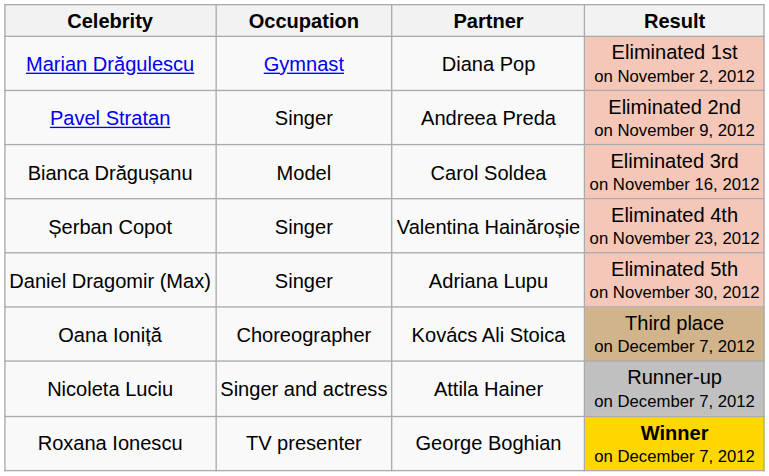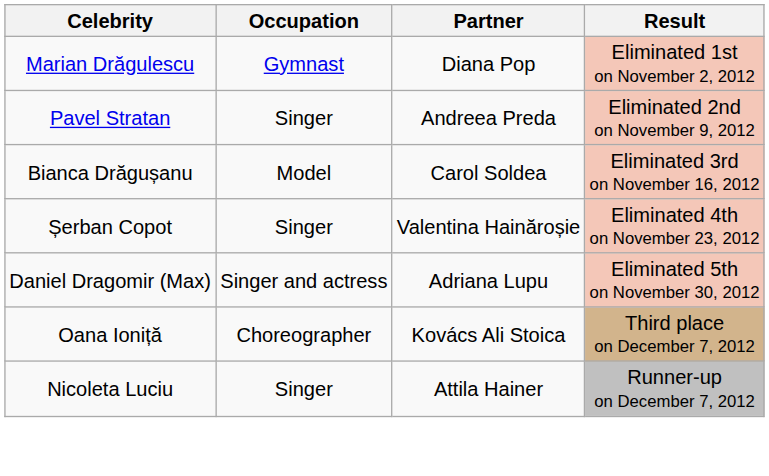(304, 280) Singer -> (304, 280) Singer and actress
(304, 389) Singer and actress -> (304, 389) Singer
- row: (110, 443)
